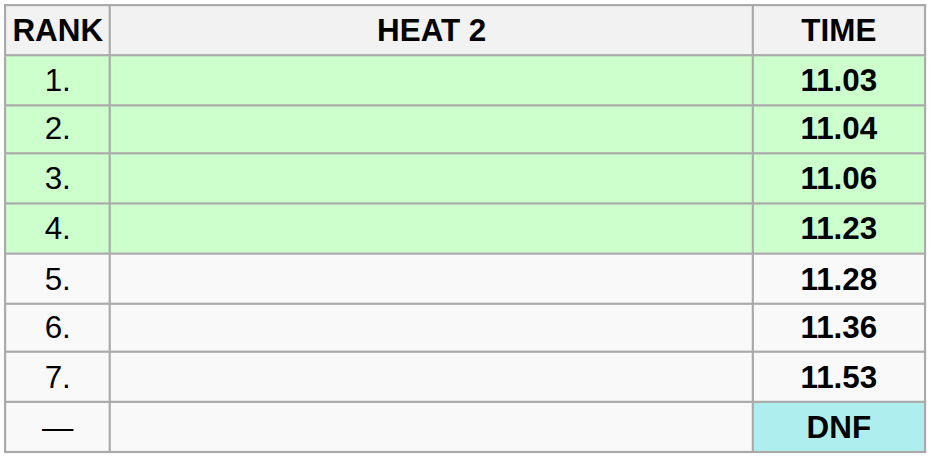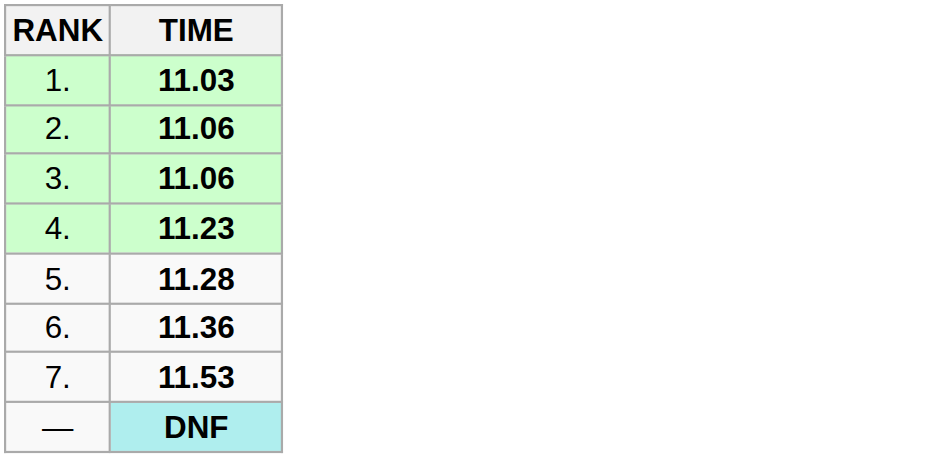- column: (432, 30)
(839, 129) 11.04 -> (196, 129) 11.06
